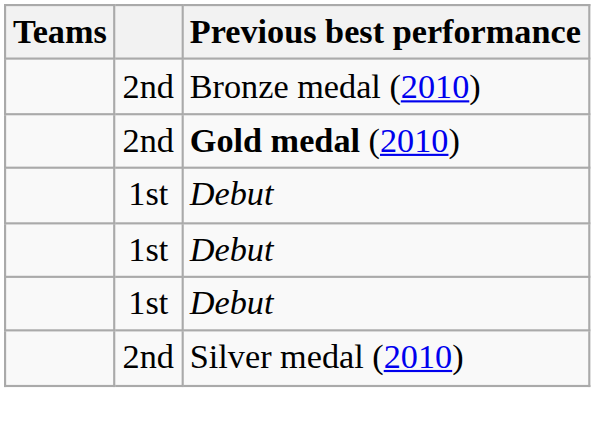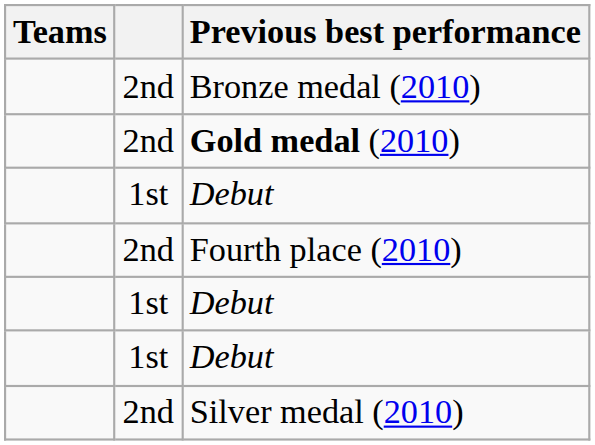+ row: (148, 248)
